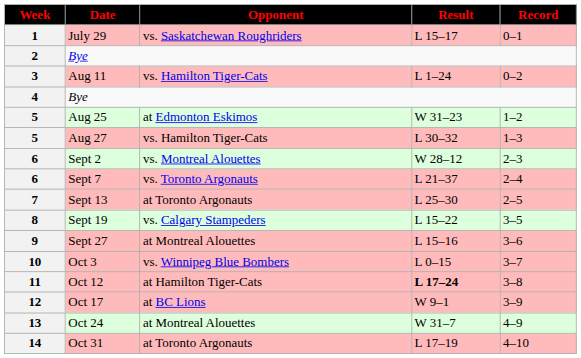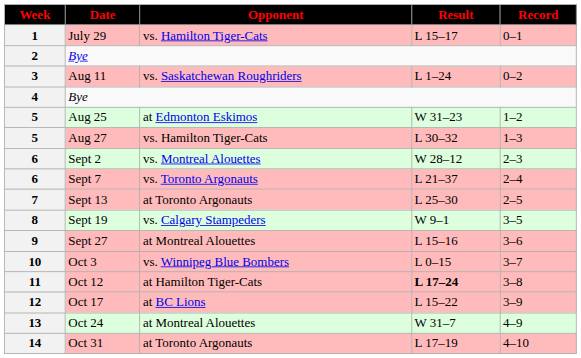(222, 35) vs. Saskatchewan Roughriders -> (205, 35) vs. Hamilton Tiger-Cats
(205, 76) vs. Hamilton Tiger-Cats -> (222, 76) vs. Saskatchewan Roughriders
(436, 220) L 15–22 -> (432, 220) W 9–1
(432, 302) W 9–1 -> (436, 302) L 15–22
